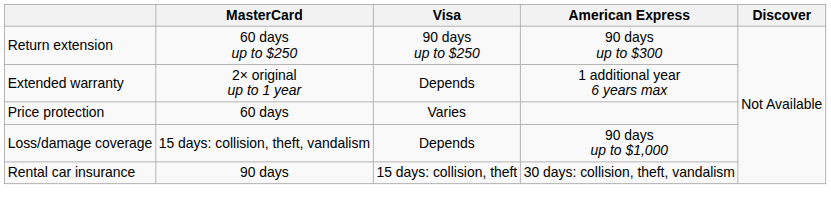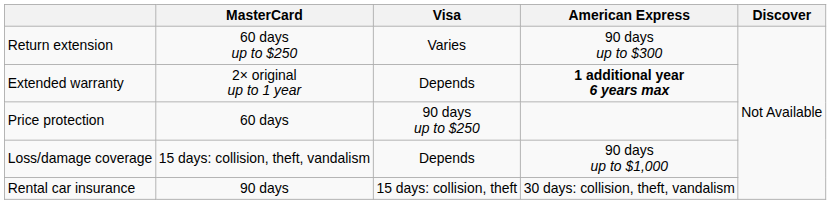(447, 45) 90 days up to $250 -> (447, 45) Varies
(629, 83) normal -> (629, 83) bold
(447, 113) Varies -> (447, 120) 90 days up to $250
